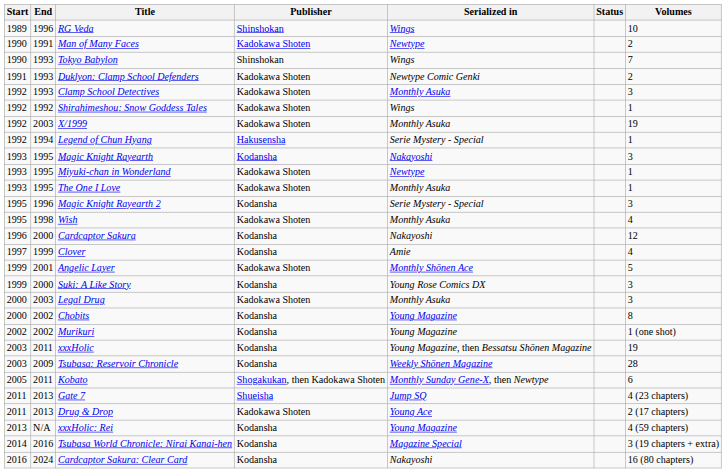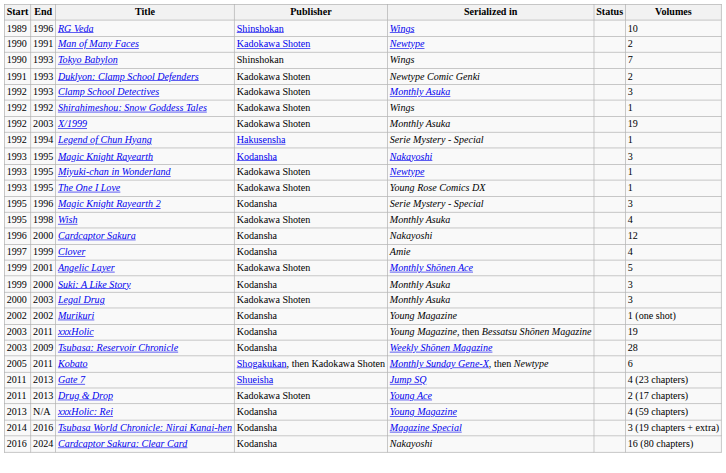(420, 188) Monthly Asuka -> (438, 188) Young Rose Comics DX
(438, 284) Young Rose Comics DX -> (420, 284) Monthly Asuka
- row: (74, 316)
